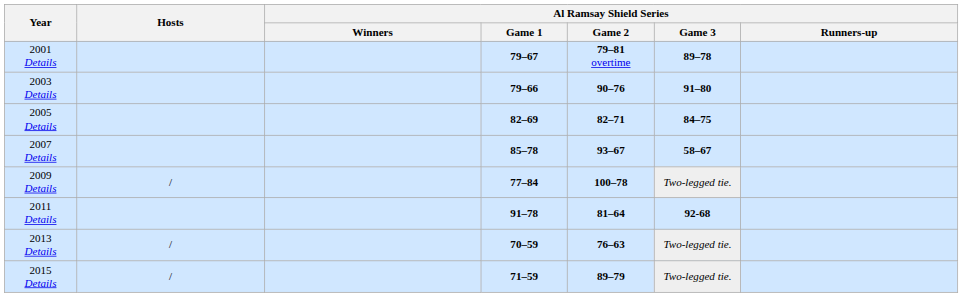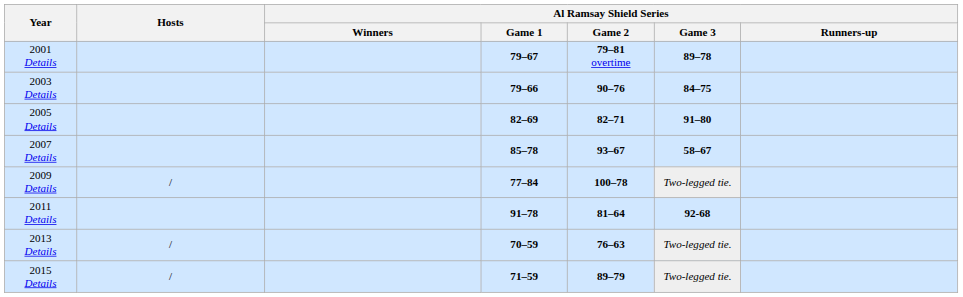(697, 88) 91–80 -> (697, 88) 84–75
(697, 119) 84–75 -> (697, 119) 91–80
